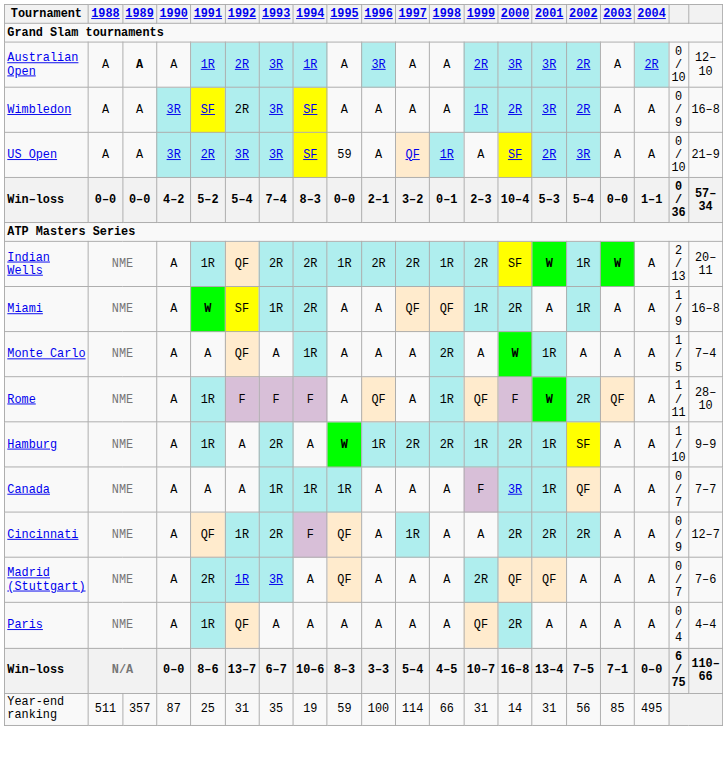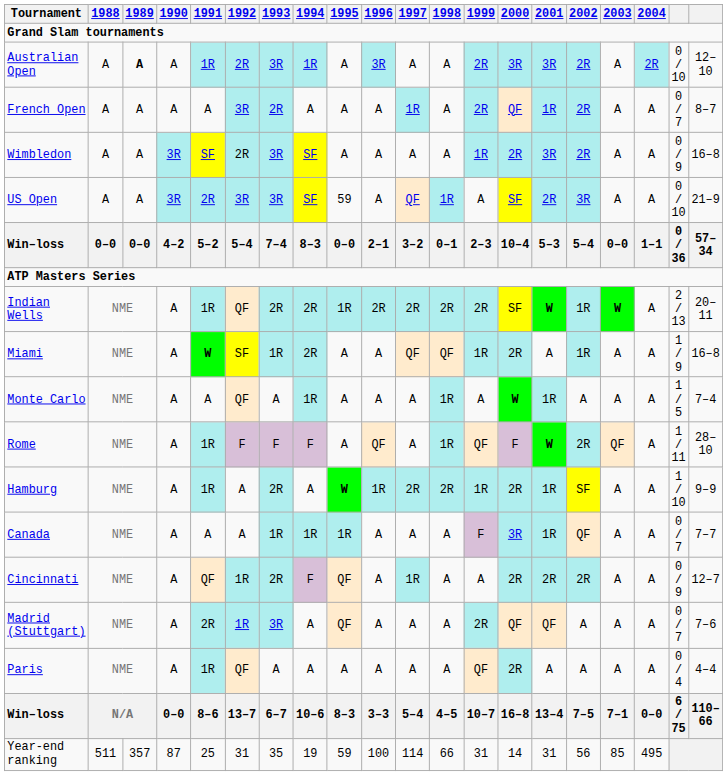+ row: (46, 109)
(447, 264) 1R -> (447, 309) 2R
(447, 354) 2R -> (447, 399) 1R
